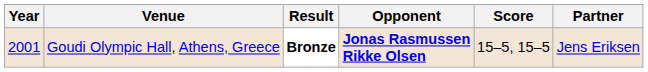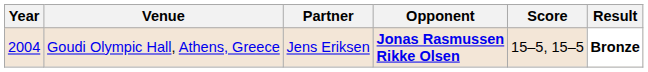columns swapped: (598, 16) <-> (311, 16)
(24, 47) 2001 -> (24, 47) 2004
